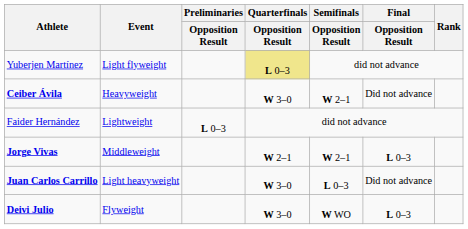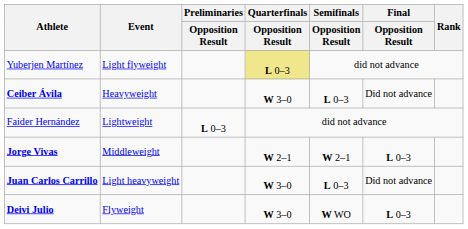(336, 100) W 2–1 -> (336, 100) L 0–3
